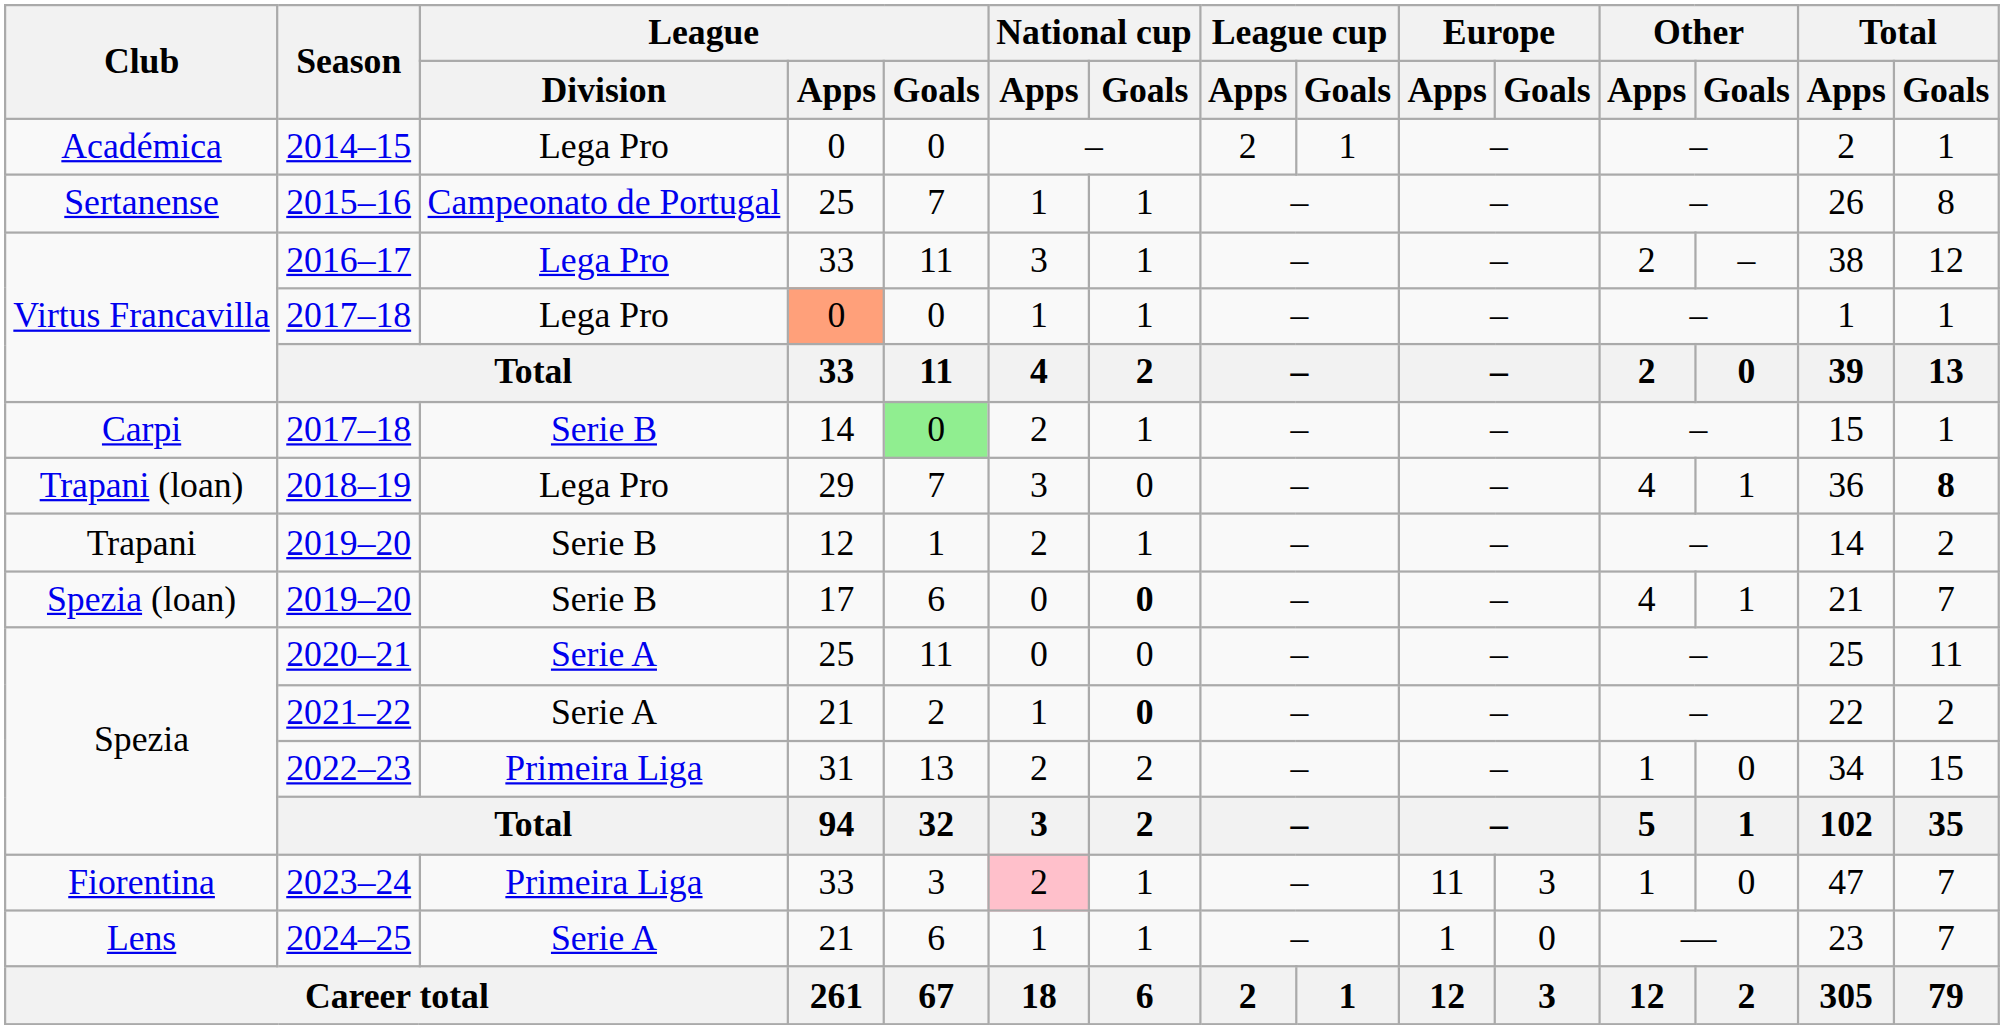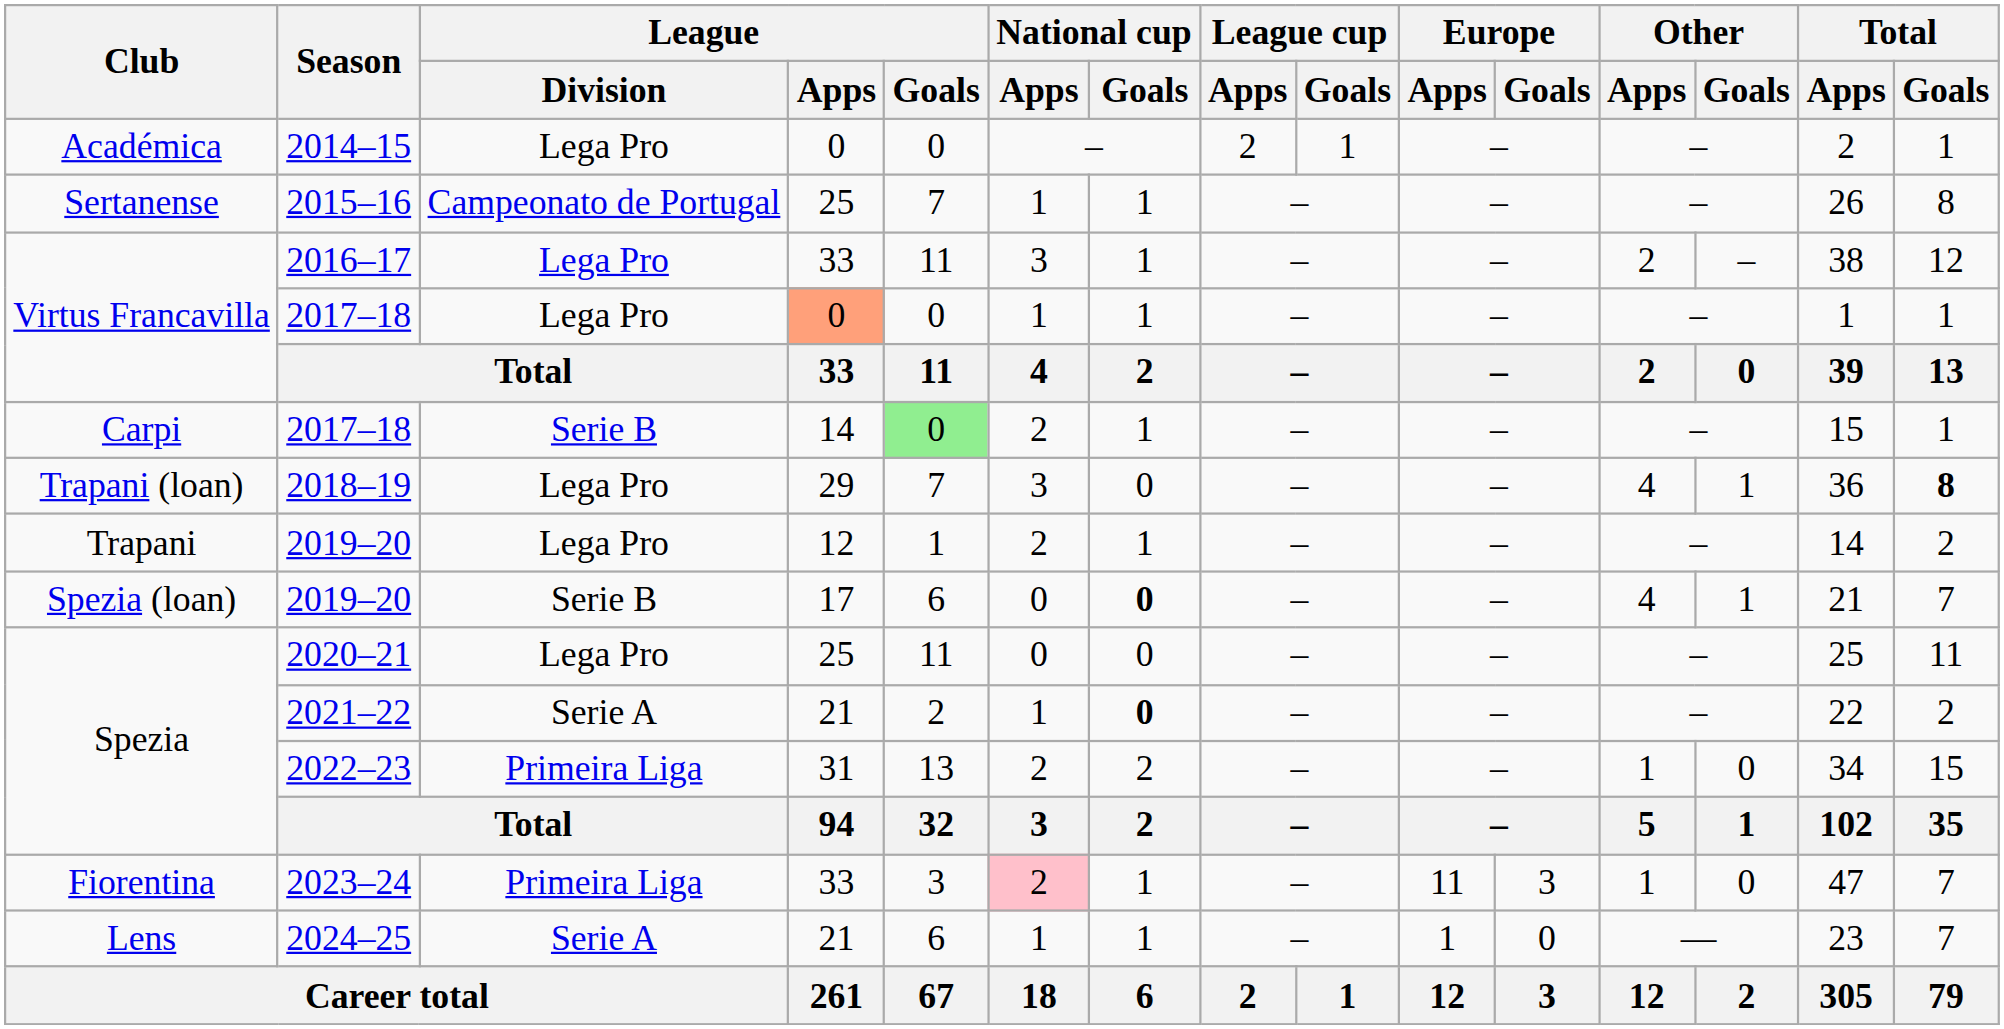(604, 542) Serie B -> (604, 542) Lega Pro
(604, 655) Serie A -> (604, 655) Lega Pro
